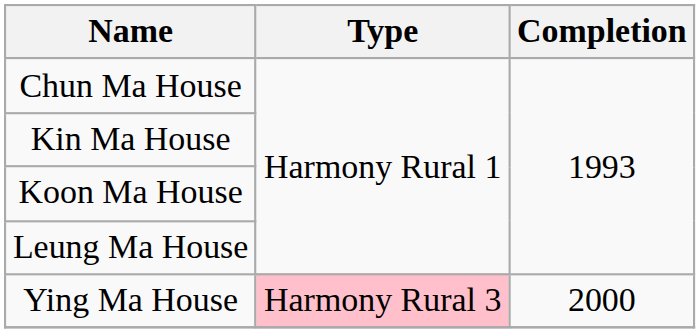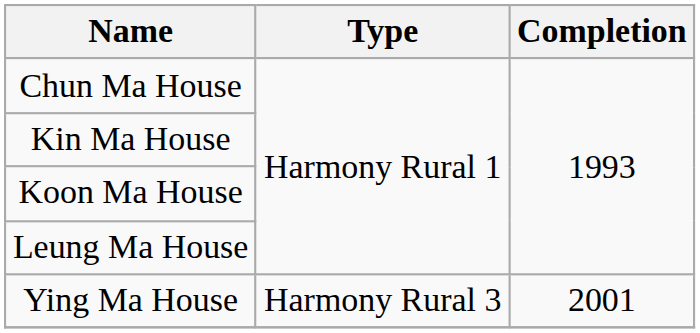(383, 300) pink background -> (383, 300) no background
(602, 300) 2000 -> (602, 300) 2001
